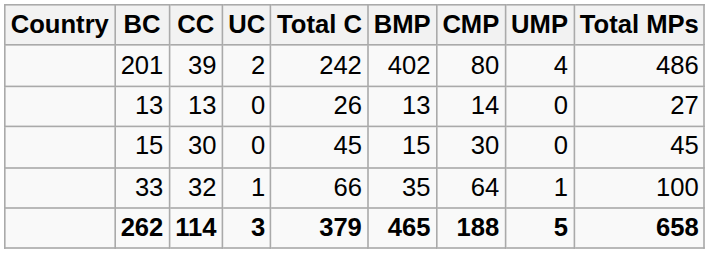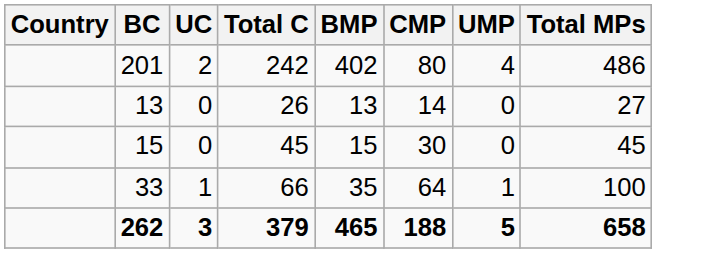- column: (196, 24)
